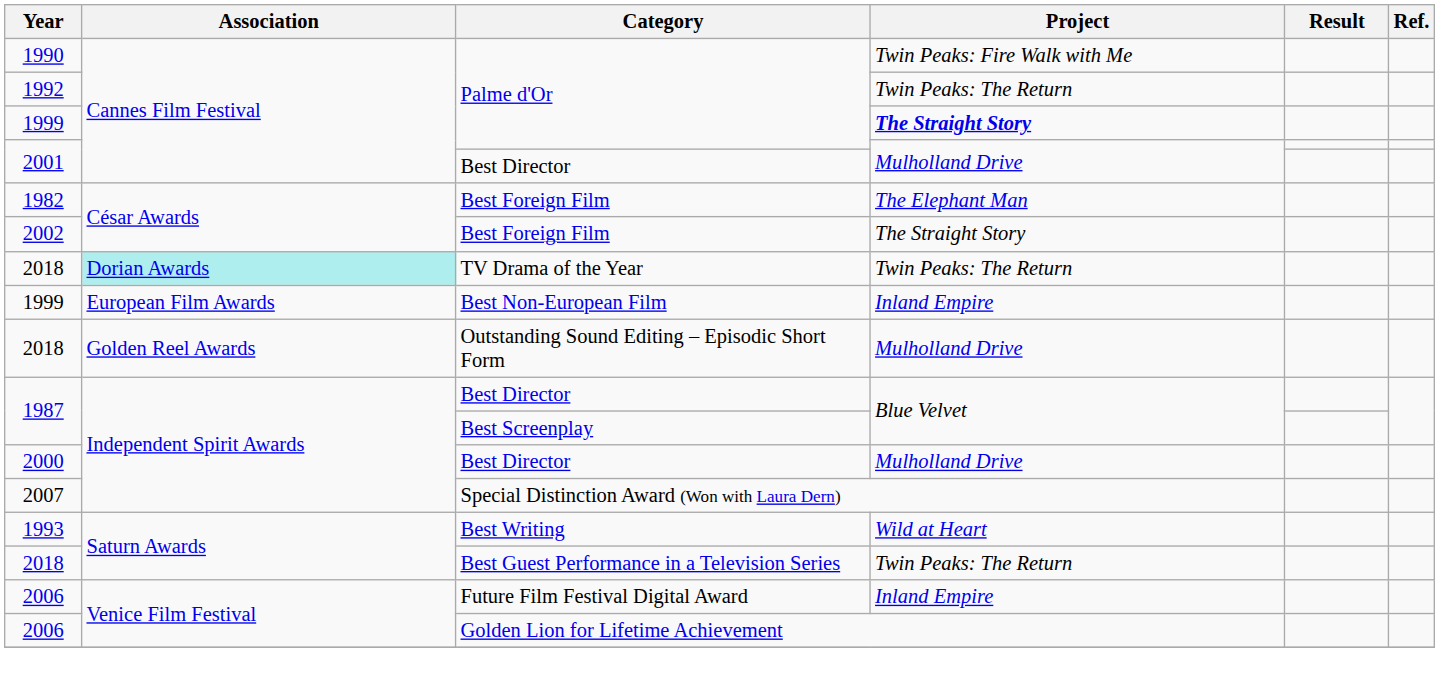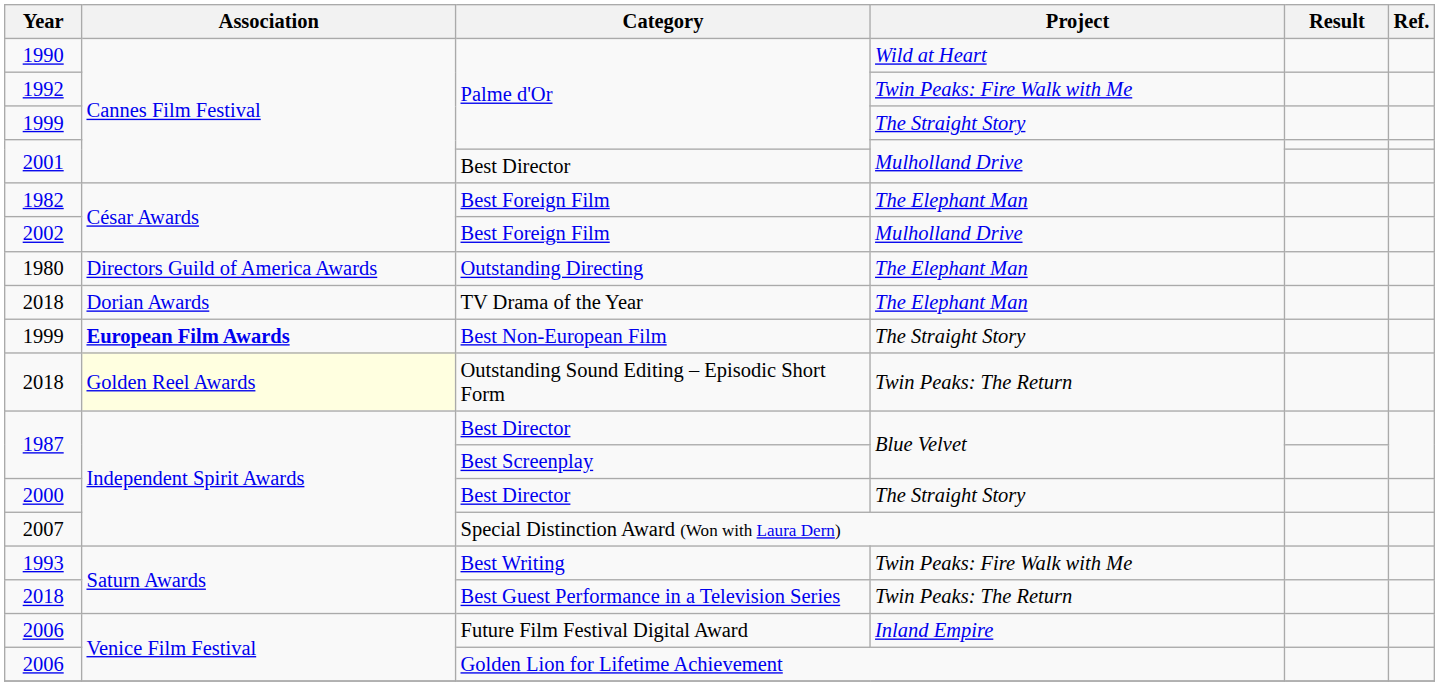(1004, 55) Twin Peaks: Fire Walk with Me -> (931, 55) Wild at Heart
(974, 89) Twin Peaks: The Return -> (1004, 89) Twin Peaks: Fire Walk with Me
(953, 123) bold -> (950, 123) normal
(950, 234) The Straight Story -> (949, 234) Mulholland Drive
+ row: (43, 267)
(148, 267) paleturquoise background -> (148, 301) no background
(974, 267) Twin Peaks: The Return -> (951, 301) The Elephant Man
(181, 301) normal -> (188, 335) bold
(934, 301) Inland Empire -> (950, 335) The Straight Story
(171, 347) no background -> (171, 381) lightyellow background
(949, 347) Mulholland Drive -> (974, 381) Twin Peaks: The Return
(949, 461) Mulholland Drive -> (950, 495) The Straight Story
(931, 529) Wild at Heart -> (1004, 562) Twin Peaks: Fire Walk with Me
